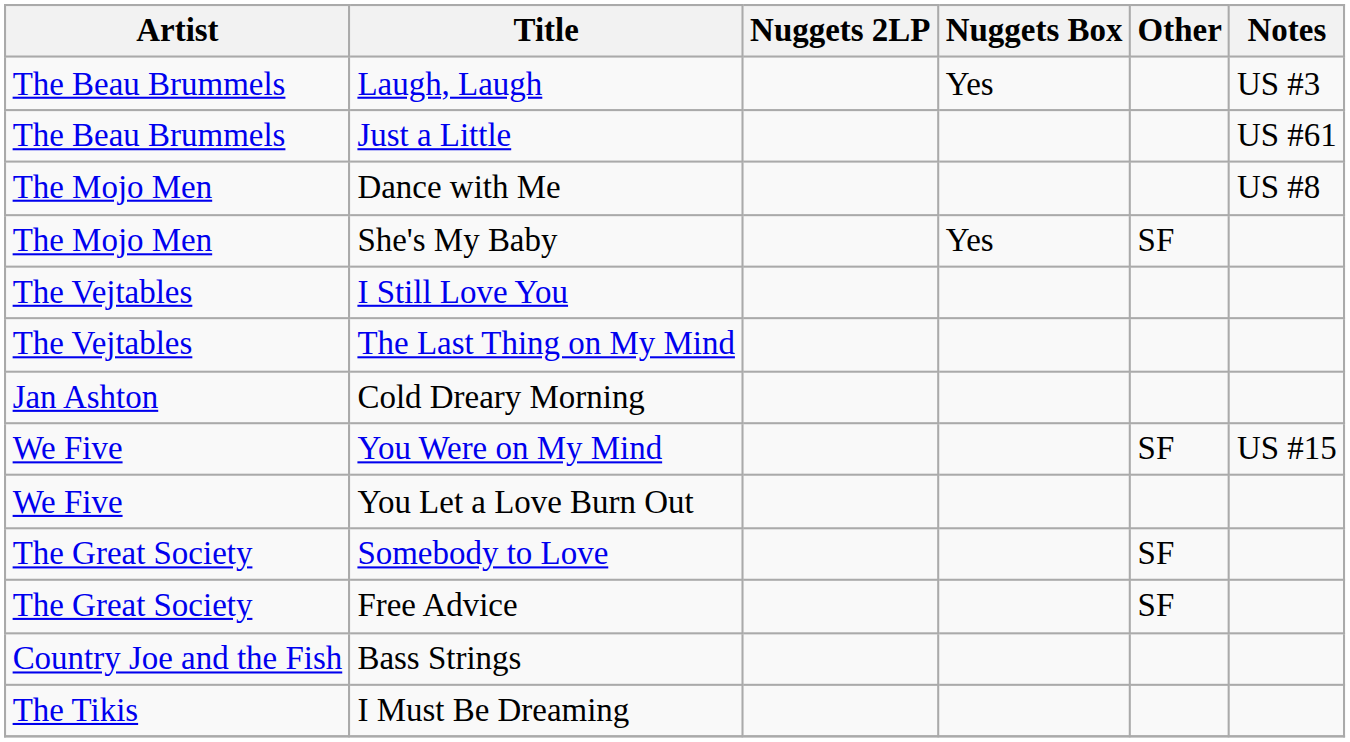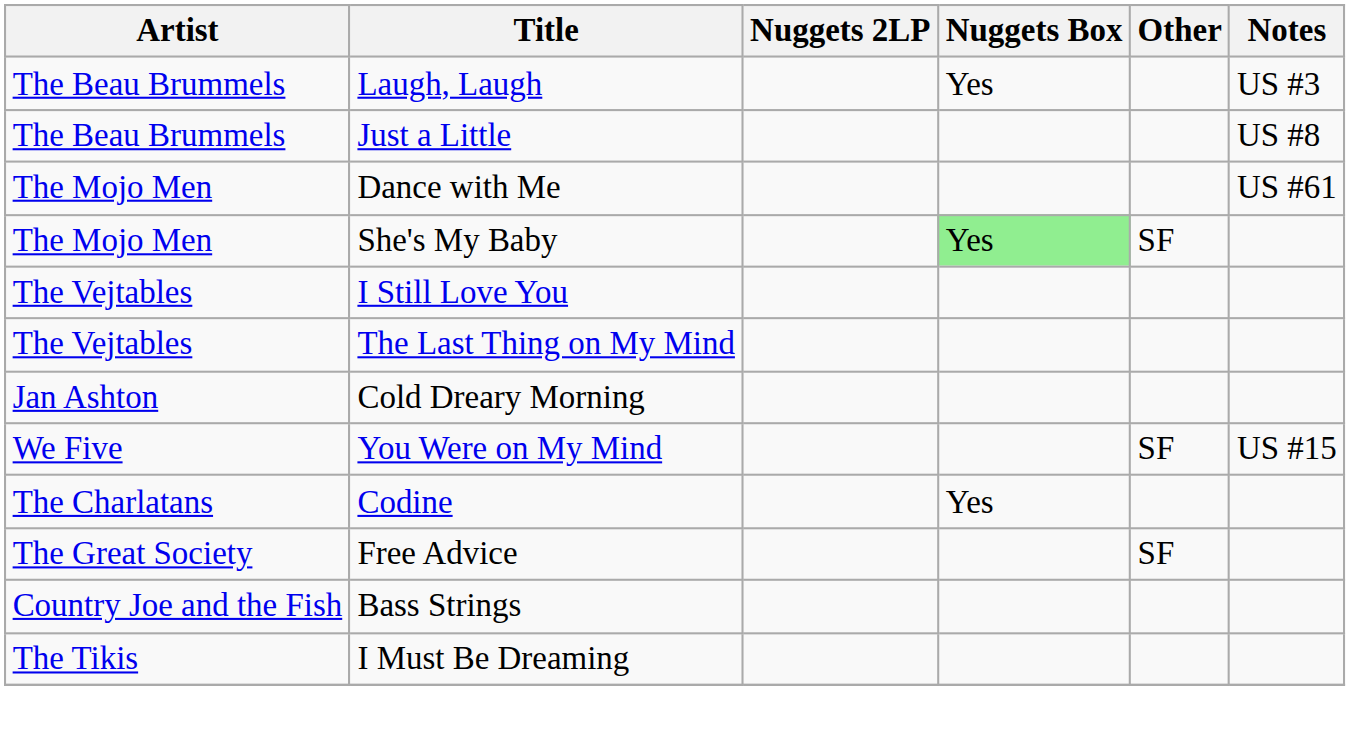(1287, 135) US #61 -> (1279, 135) US #8
(1279, 187) US #8 -> (1287, 187) US #61
(970, 239) no background -> (970, 239) lightgreen background
- row: (526, 501)
+ row: (405, 501)
- row: (483, 553)
